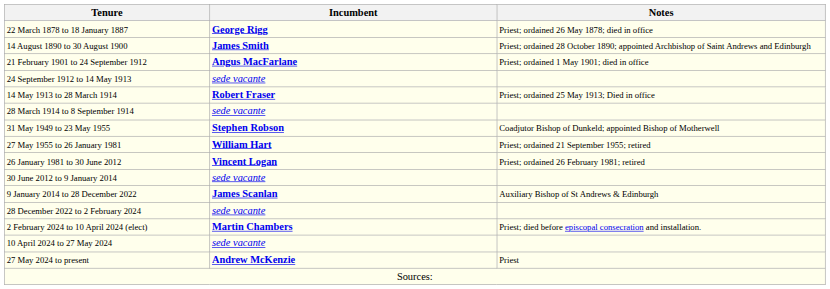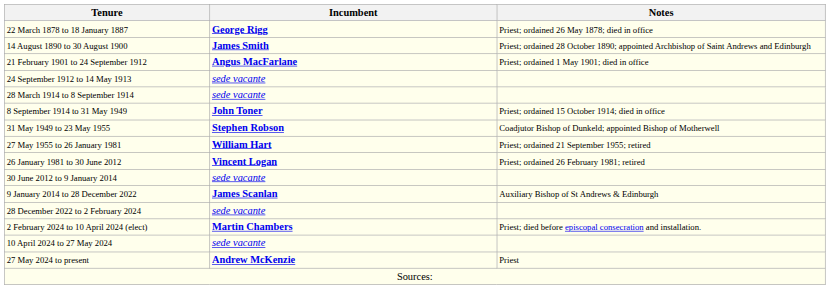- row: (62, 95)
+ row: (67, 112)
